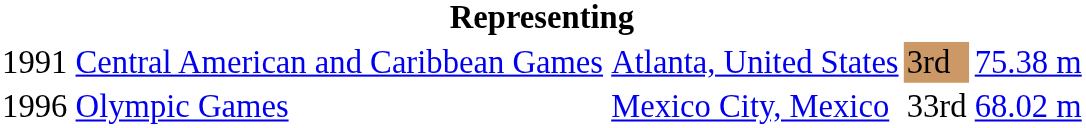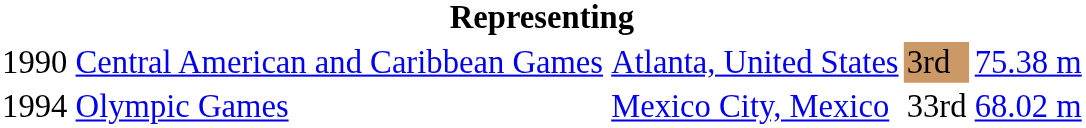(35, 61) 1991 -> (35, 61) 1990
(35, 106) 1996 -> (35, 106) 1994
